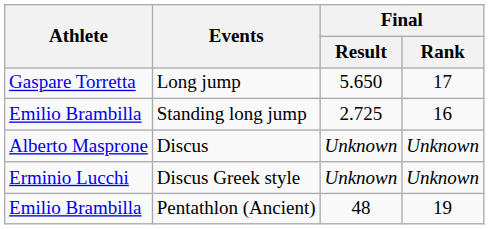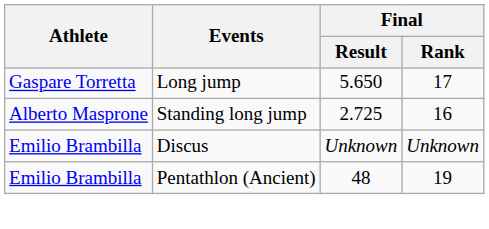(75, 114) Emilio Brambilla -> (78, 114) Alberto Masprone
(78, 145) Alberto Masprone -> (75, 145) Emilio Brambilla
- row: (229, 177)
